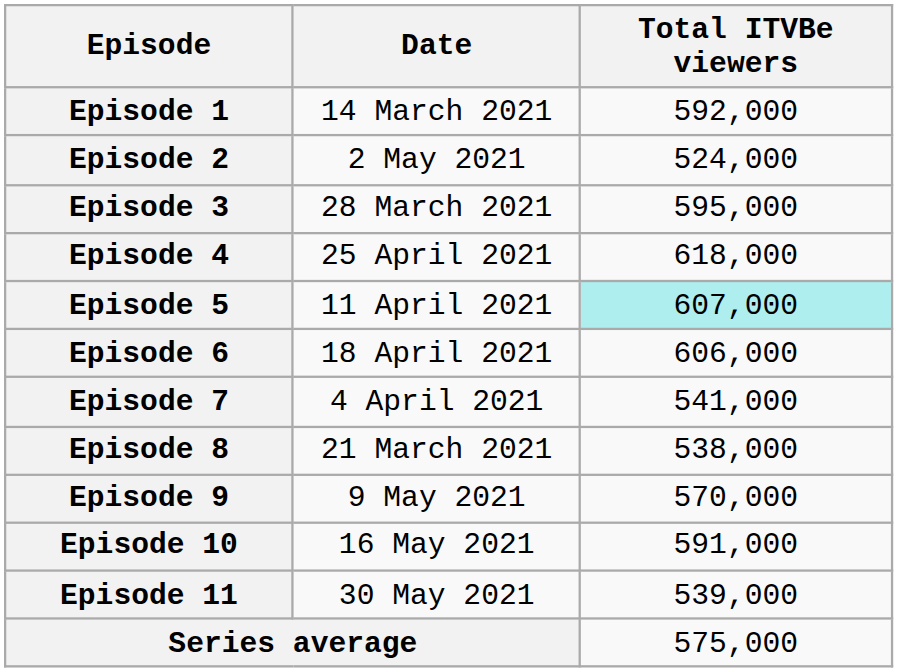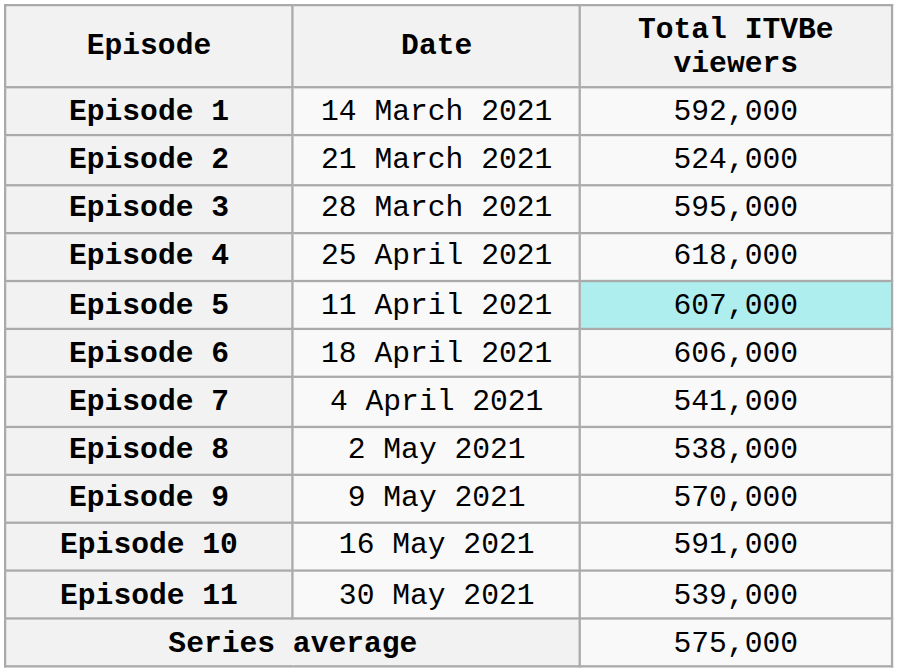(437, 160) 2 May 2021 -> (437, 160) 21 March 2021
(437, 450) 21 March 2021 -> (437, 450) 2 May 2021
